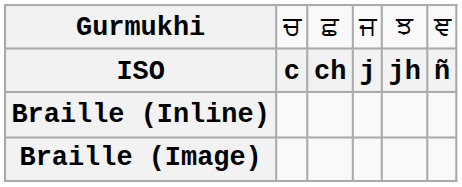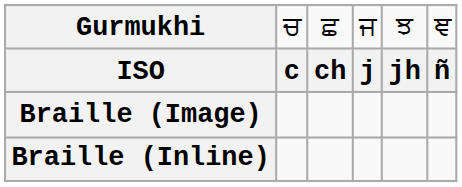rows swapped: (141, 159) <-> (141, 115)
